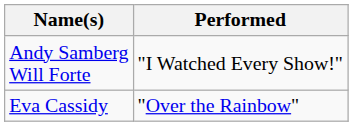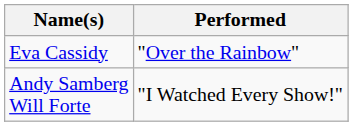rows swapped: (69, 62) <-> (59, 105)
